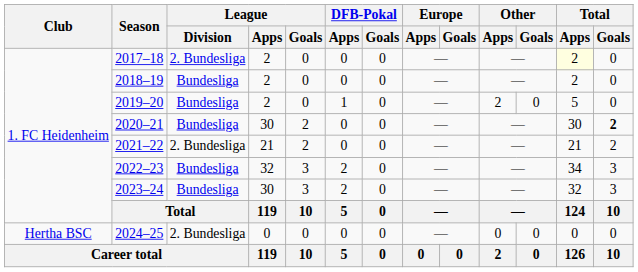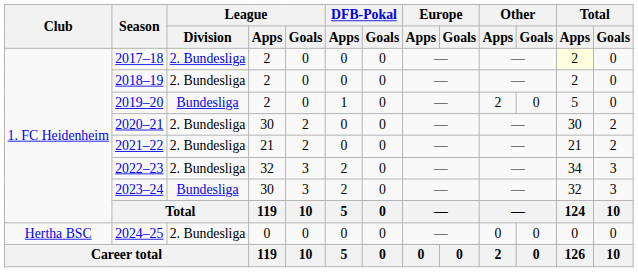(208, 80) Bundesliga -> (208, 80) 2. Bundesliga
(208, 124) Bundesliga -> (208, 124) 2. Bundesliga
(613, 124) bold -> (613, 124) normal
(208, 168) Bundesliga -> (208, 168) 2. Bundesliga
